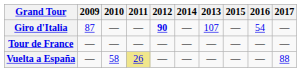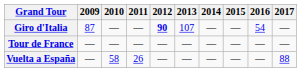columns swapped: (211, 12) <-> (187, 12)
(138, 59) khaki background -> (138, 59) no background
